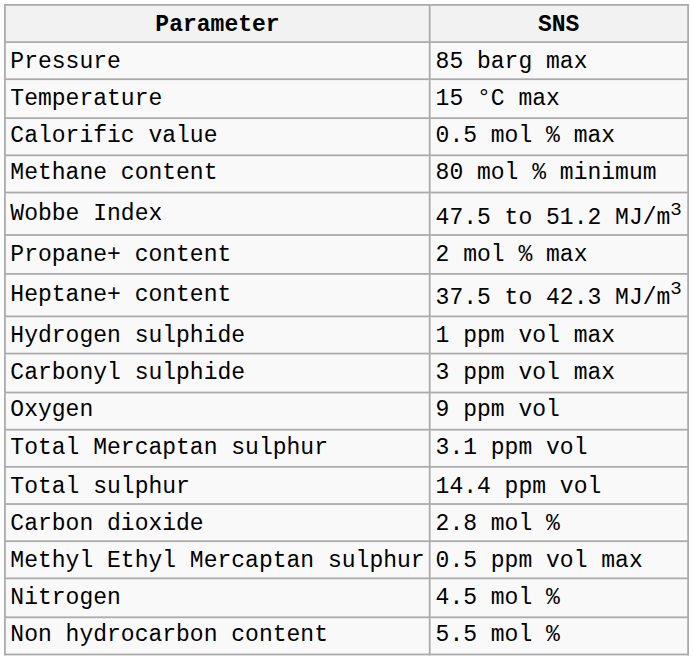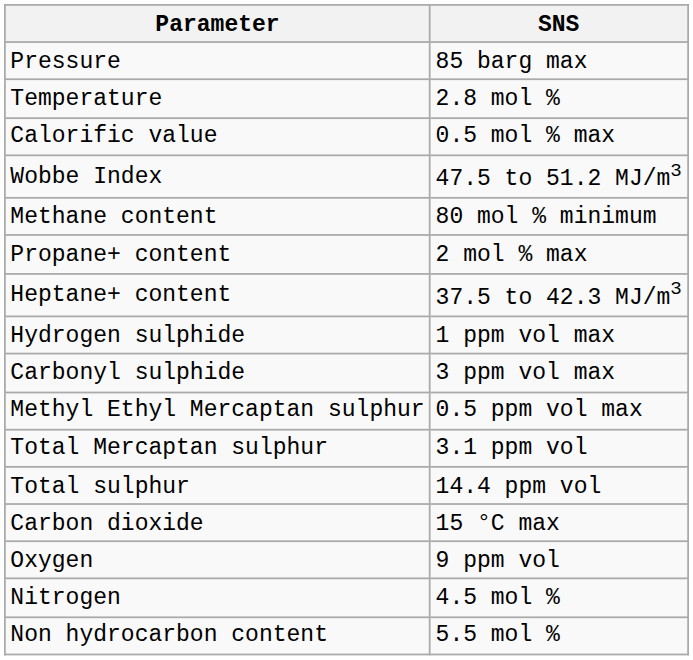(498, 99) 15 °C max -> (498, 99) 2.8 mol %
rows swapped: (86, 214) <-> (114, 174)
rows swapped: (217, 560) <-> (52, 410)
(498, 523) 2.8 mol % -> (498, 523) 15 °C max
